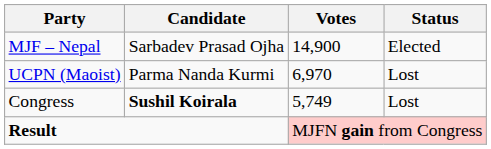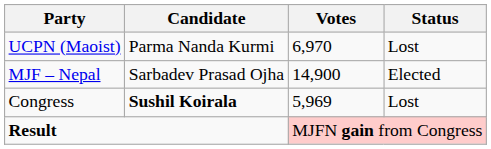rows swapped: (55, 46) <-> (65, 74)
(312, 102) 5,749 -> (312, 102) 5,969
